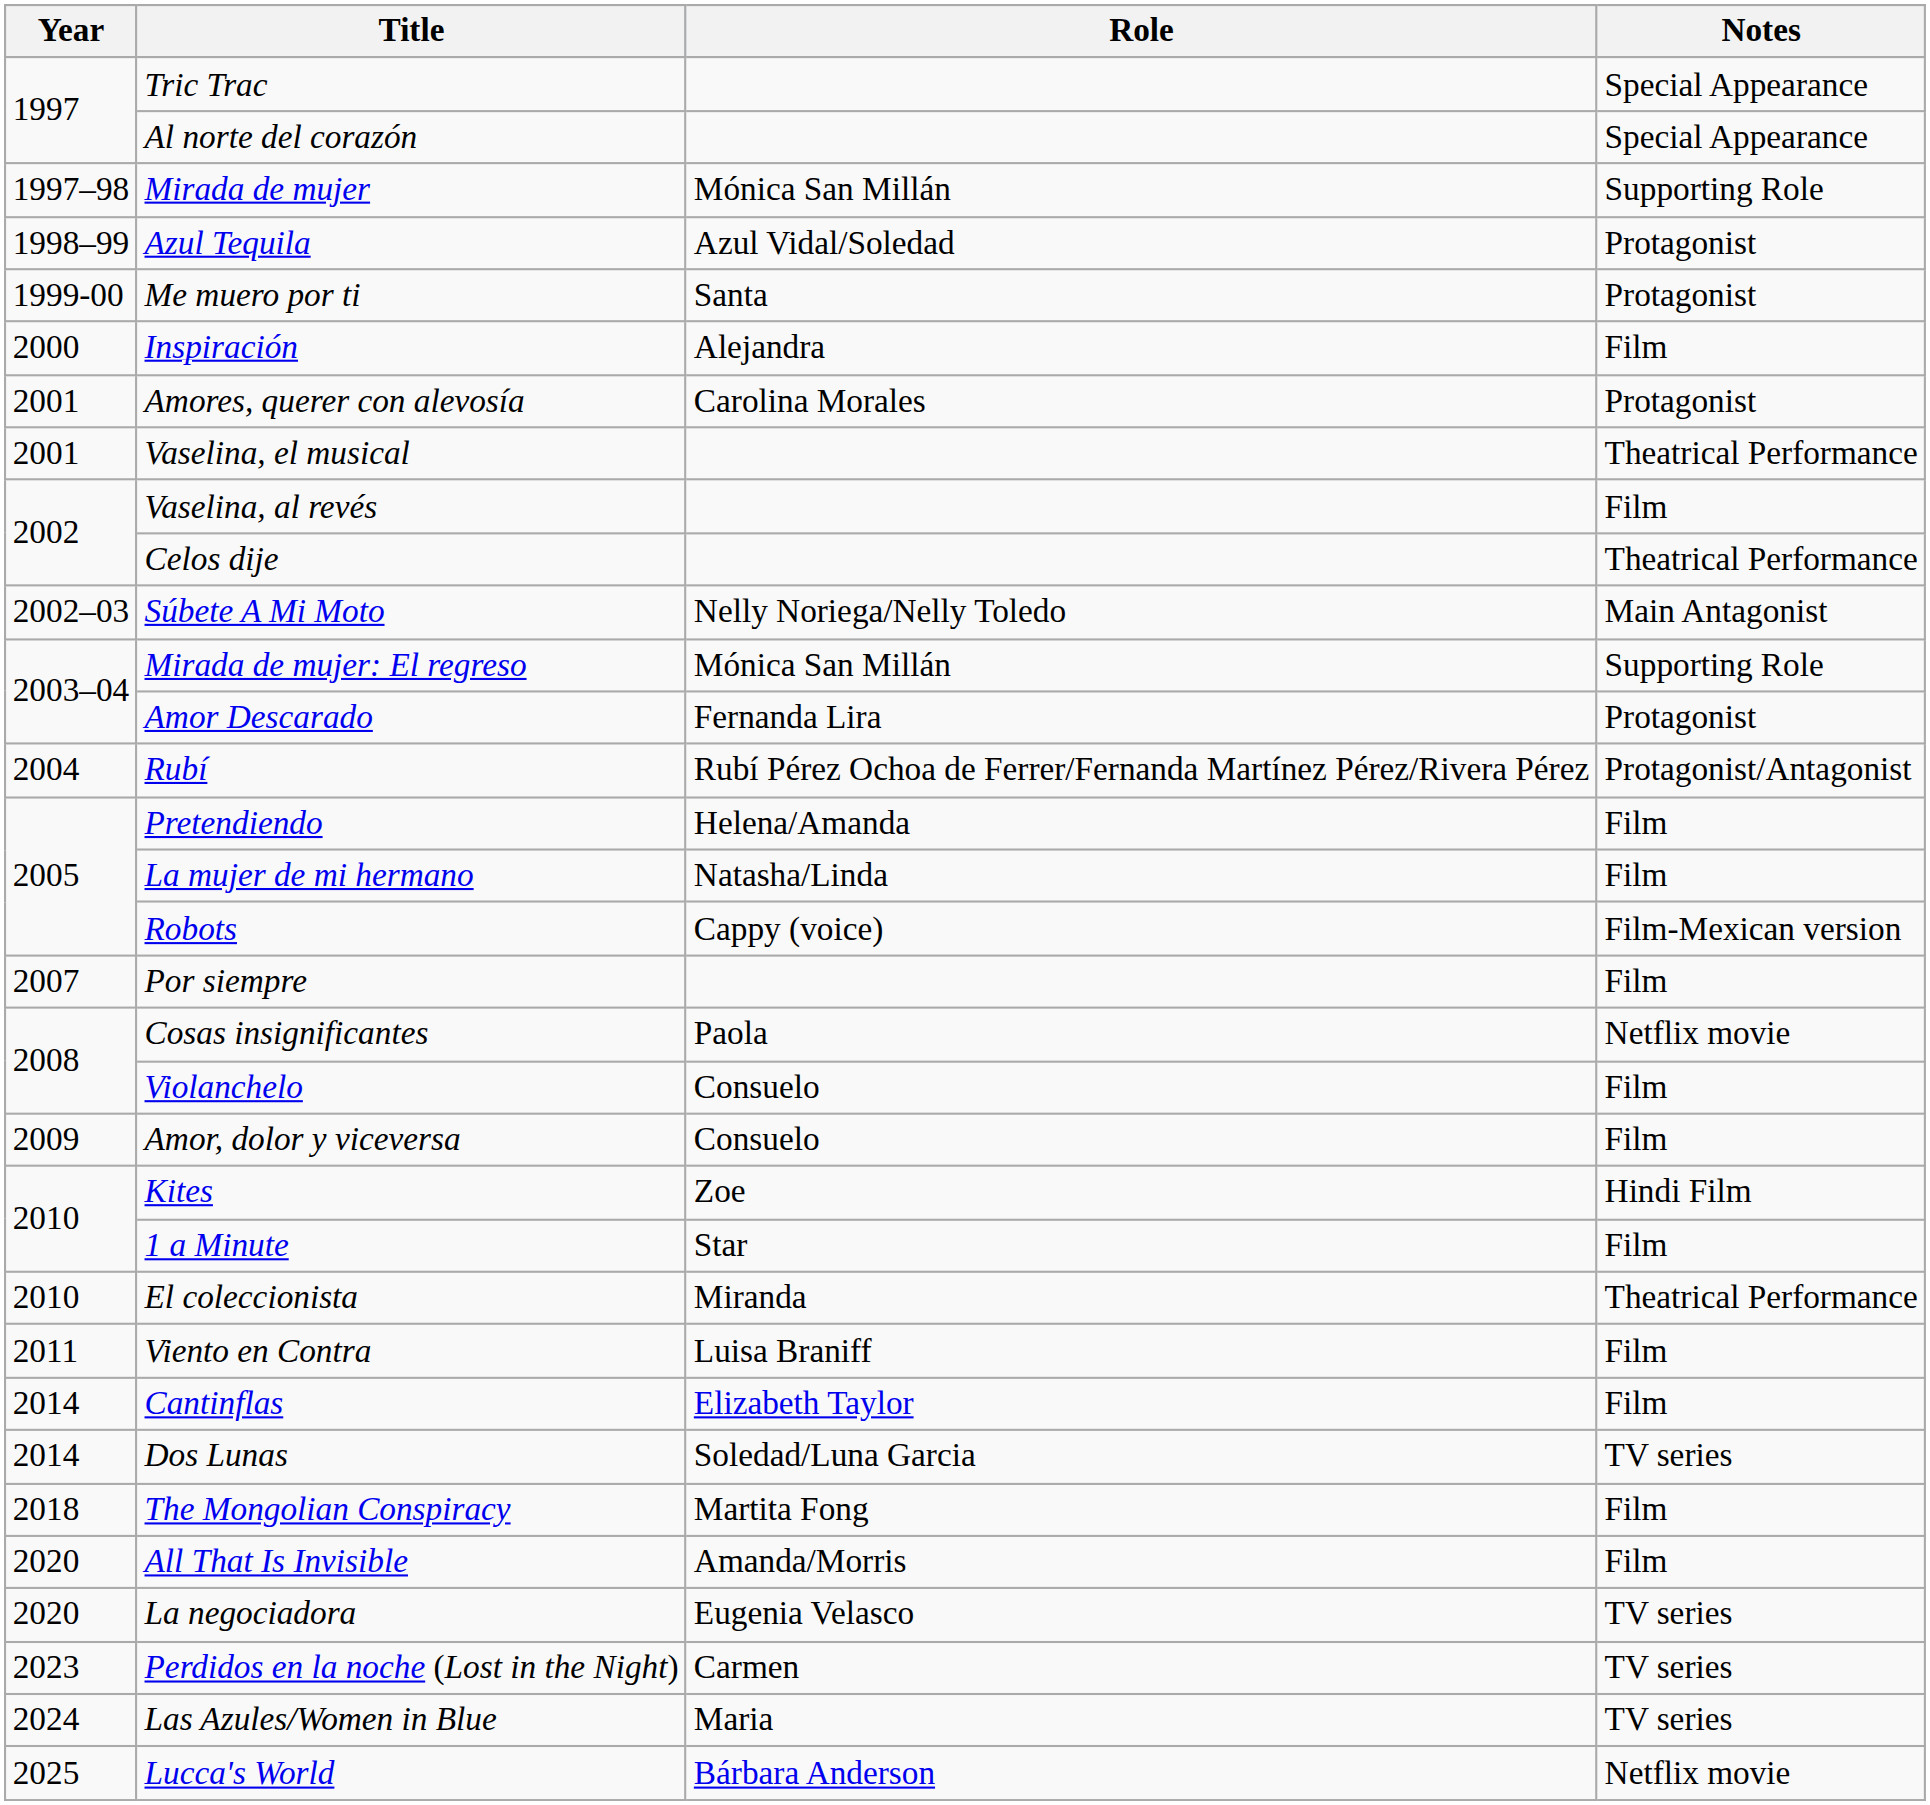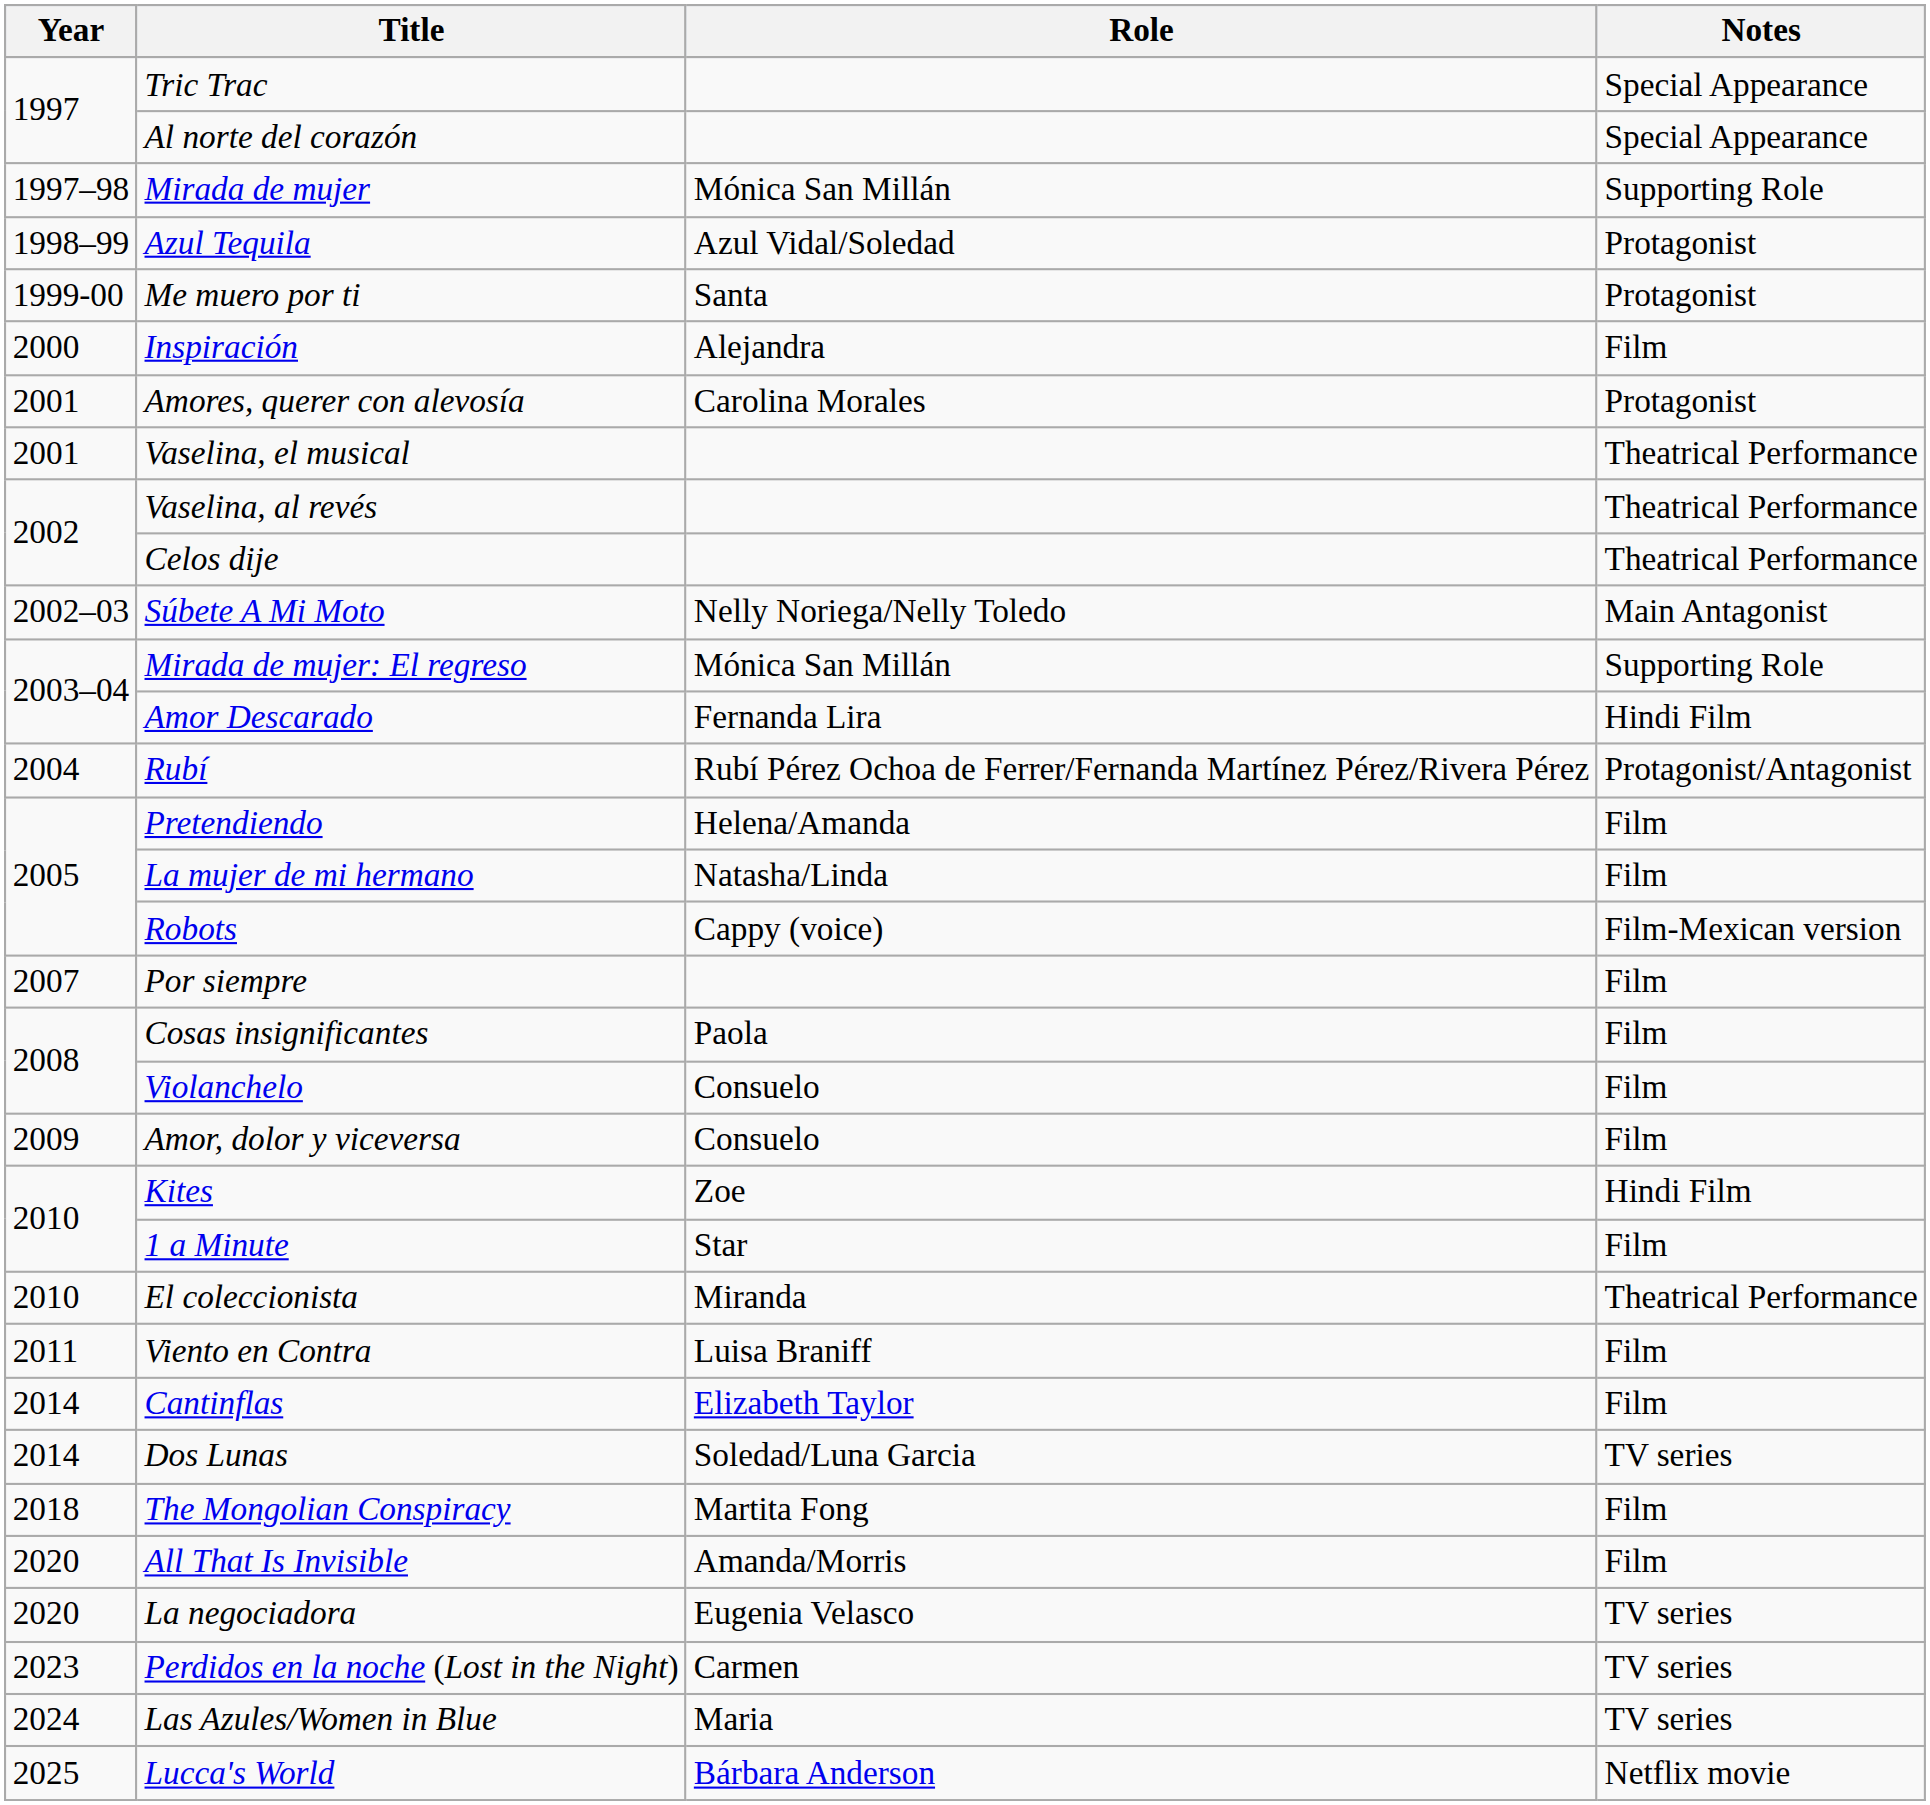(1636, 505) Film -> (1761, 505) Theatrical Performance
(1680, 717) Protagonist -> (1678, 717) Hindi Film
(1697, 1033) Netflix movie -> (1636, 1033) Film
